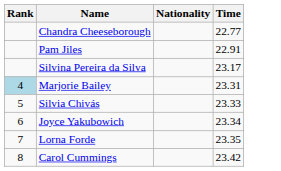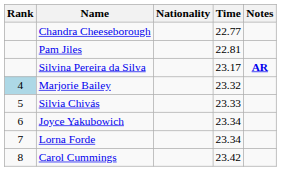+ column: (260, 13)
(228, 49) 22.91 -> (228, 49) 22.81
(228, 85) 23.31 -> (228, 85) 23.32
(228, 139) 23.35 -> (228, 139) 23.34
